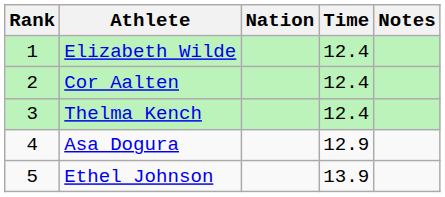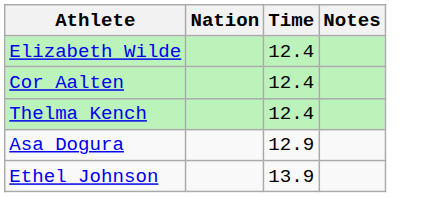- column: (32, 20)
